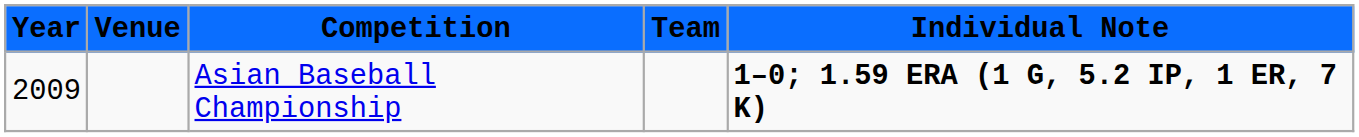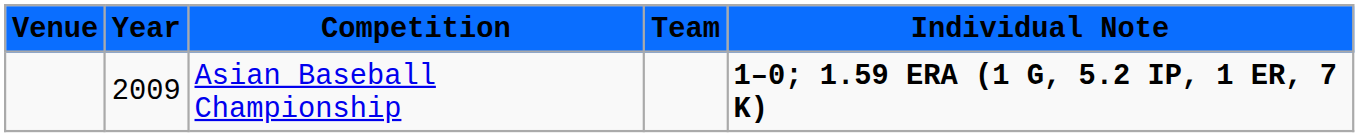columns swapped: (46, 29) <-> (138, 29)
